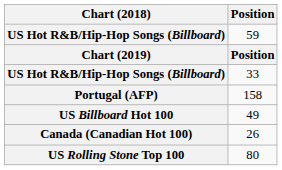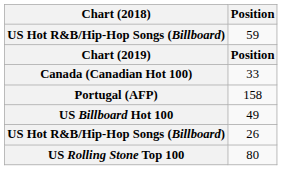(116, 74) US Hot R&B/Hip-Hop Songs (Billboard) -> (116, 74) Canada (Canadian Hot 100)
(116, 134) Canada (Canadian Hot 100) -> (116, 134) US Hot R&B/Hip-Hop Songs (Billboard)
